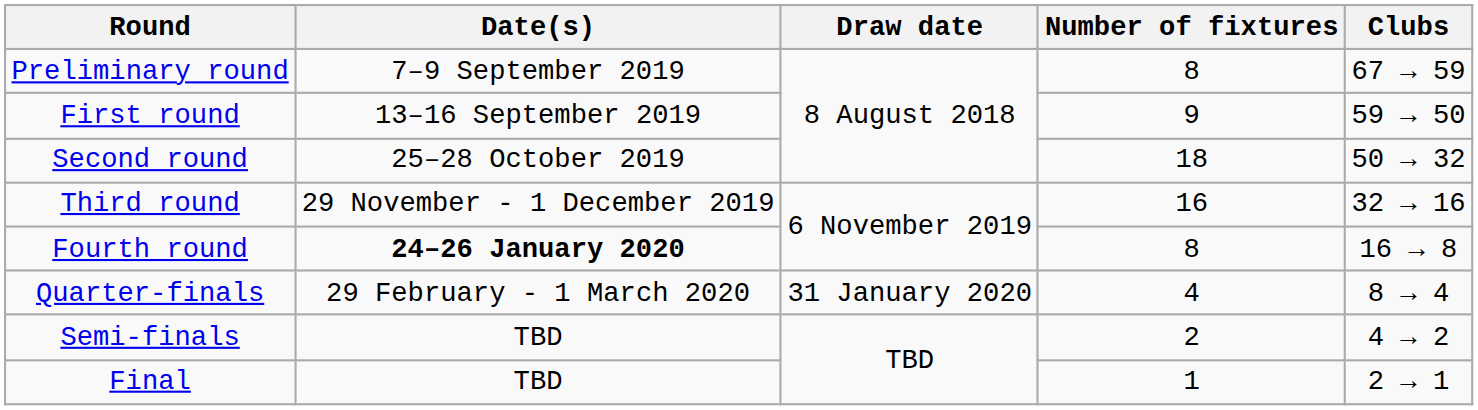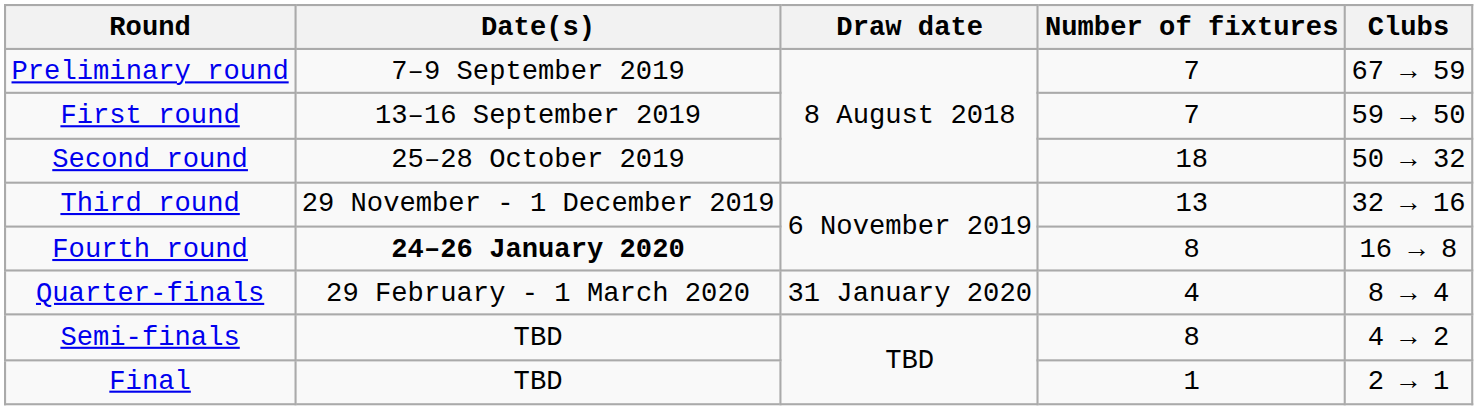(1192, 71) 8 -> (1192, 71) 7
(1192, 116) 9 -> (1192, 116) 7
(1192, 204) 16 -> (1192, 204) 13
(1192, 337) 2 -> (1192, 337) 8
